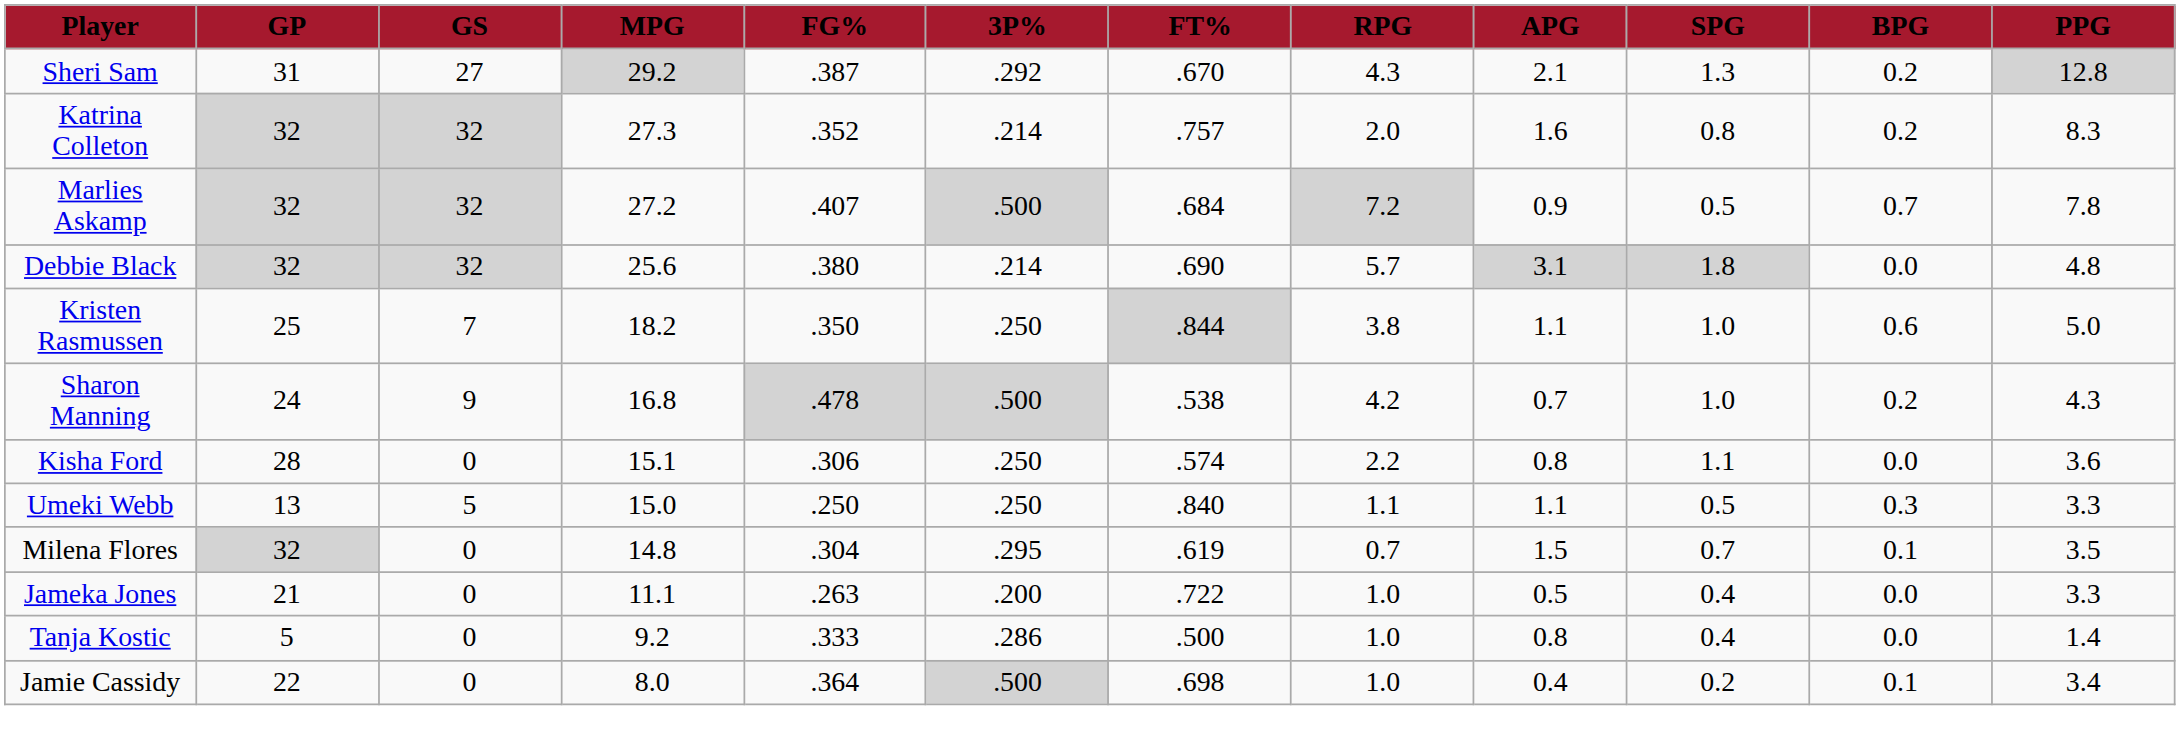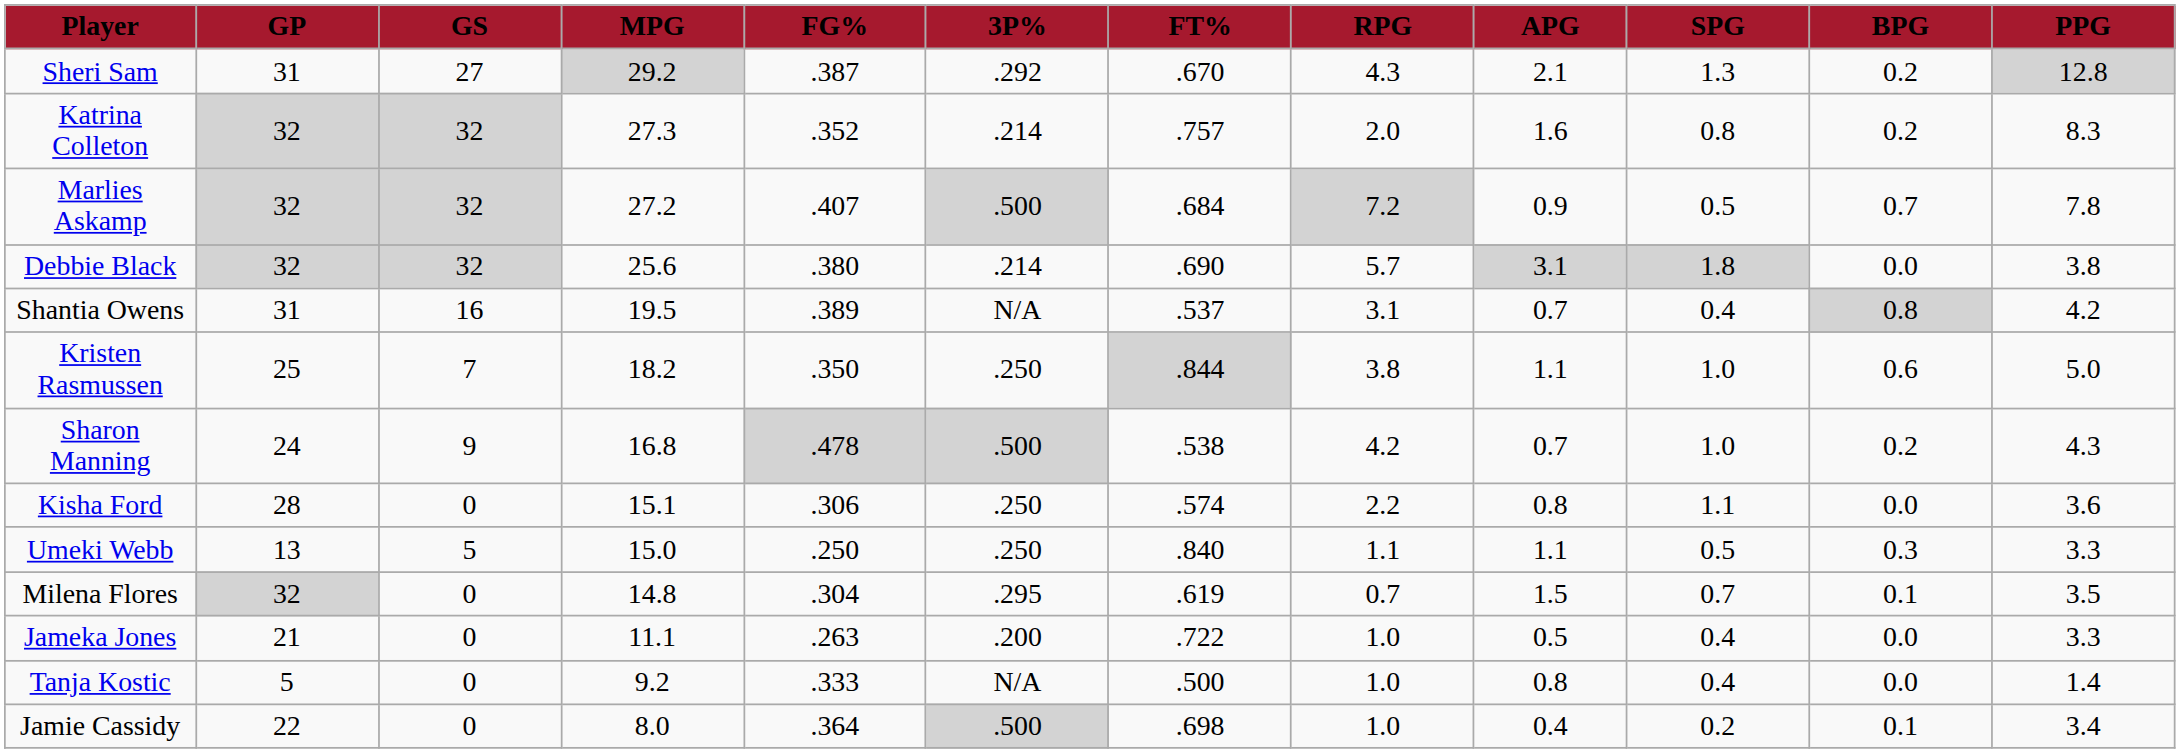(2083, 265) 4.8 -> (2083, 265) 3.8
+ row: (100, 309)
(1017, 637) .286 -> (1017, 681) N/A
